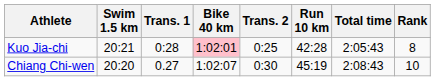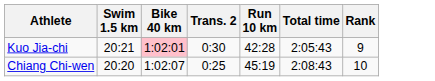- column: (167, 21)
(266, 47) 0:25 -> (214, 47) 0:30
(412, 47) 8 -> (360, 47) 9
(266, 67) 0:30 -> (214, 67) 0:25
